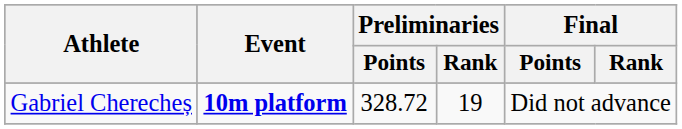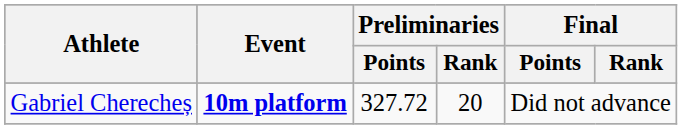(394, 103) 328.72 -> (394, 103) 327.72
(470, 103) 19 -> (470, 103) 20
